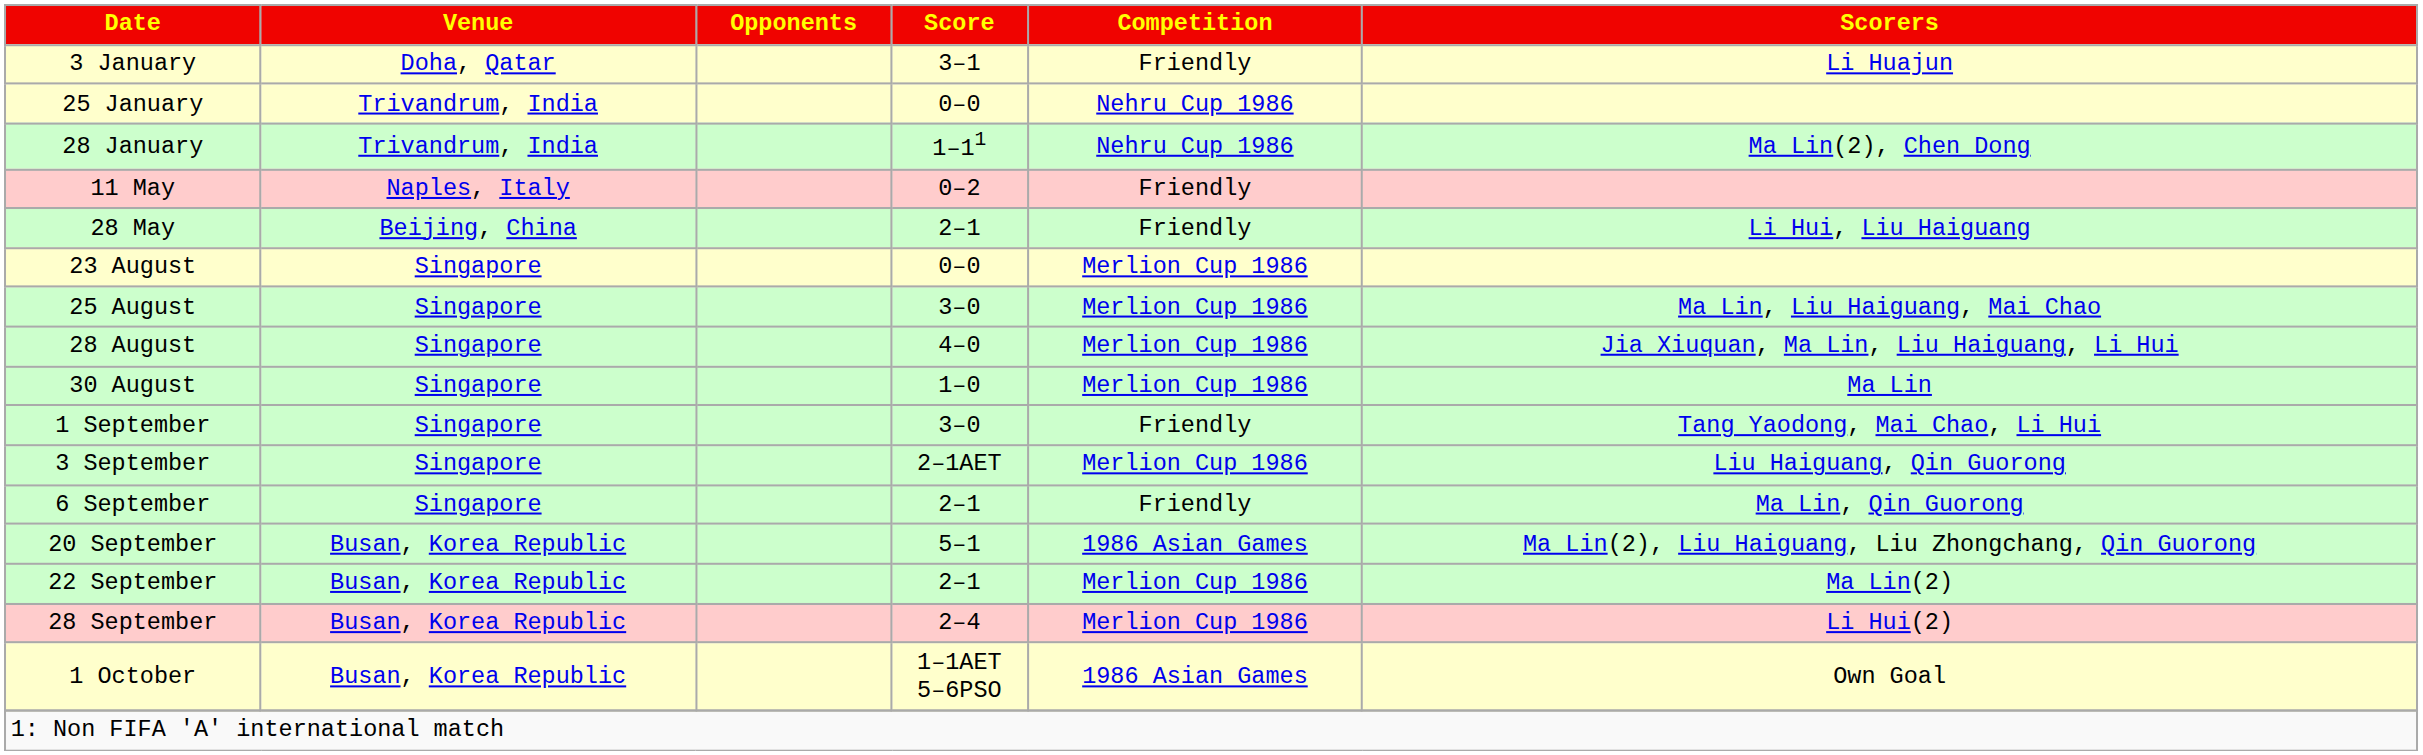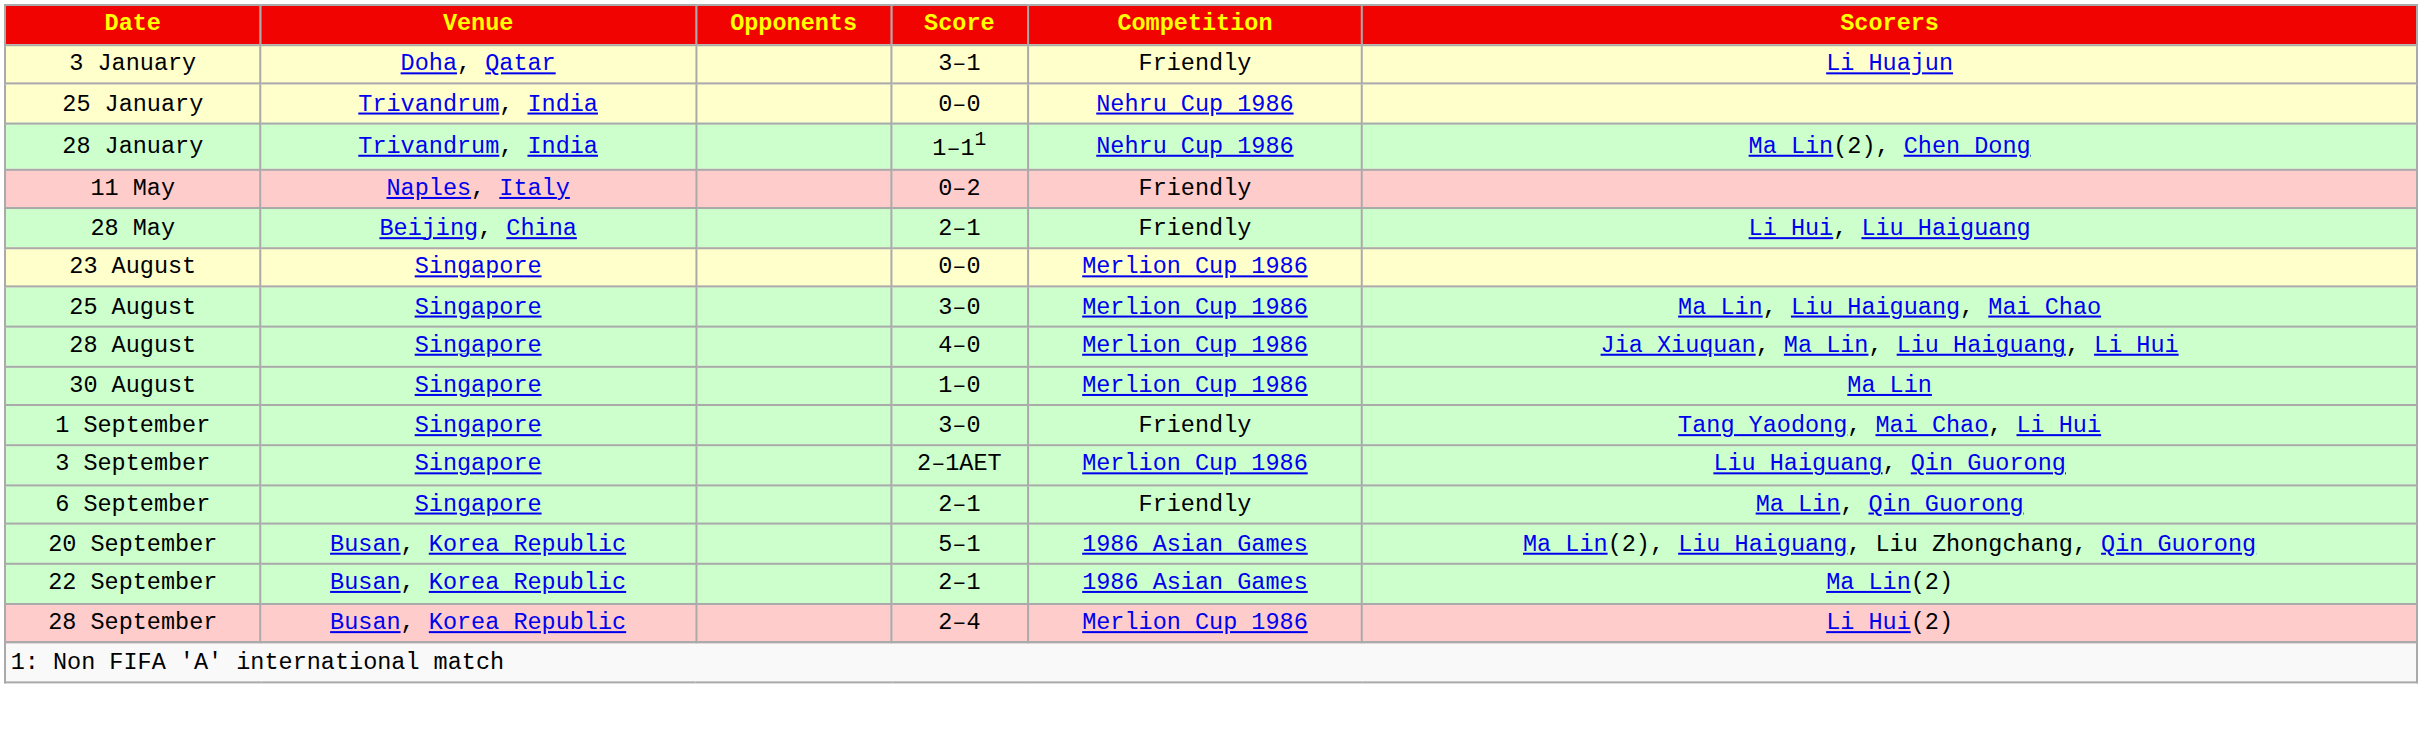(1195, 583) Merlion Cup 1986 -> (1195, 583) 1986 Asian Games
- row: (133, 676)
